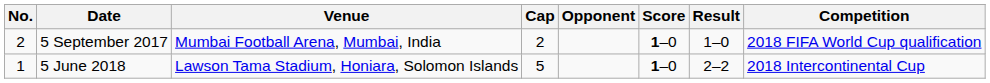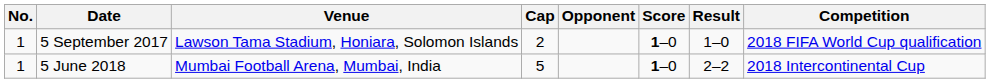(21, 41) 2 -> (21, 41) 1
(308, 41) Mumbai Football Arena, Mumbai, India -> (347, 41) Lawson Tama Stadium, Honiara, Solomon Islands
(347, 66) Lawson Tama Stadium, Honiara, Solomon Islands -> (308, 66) Mumbai Football Arena, Mumbai, India
